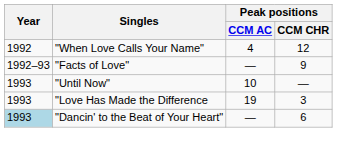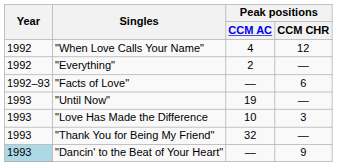+ row: (85, 65)
(303, 65) 9 -> (303, 83) 6
(250, 83) 10 -> (250, 100) 19
(250, 100) 19 -> (250, 118) 10
+ row: (135, 135)
(303, 118) 6 -> (303, 153) 9
